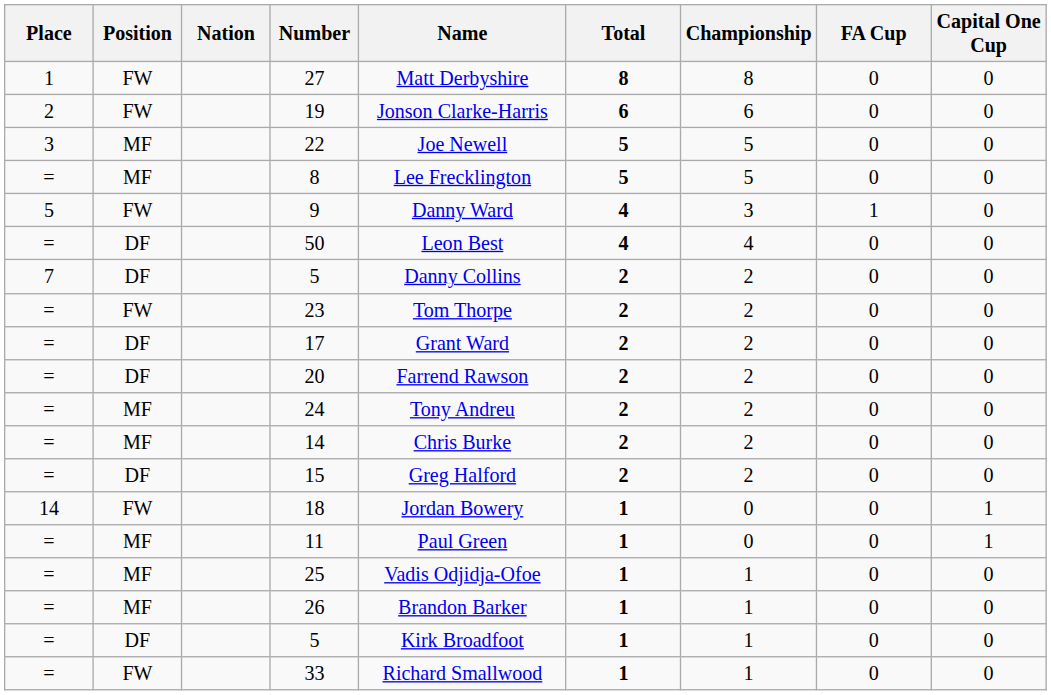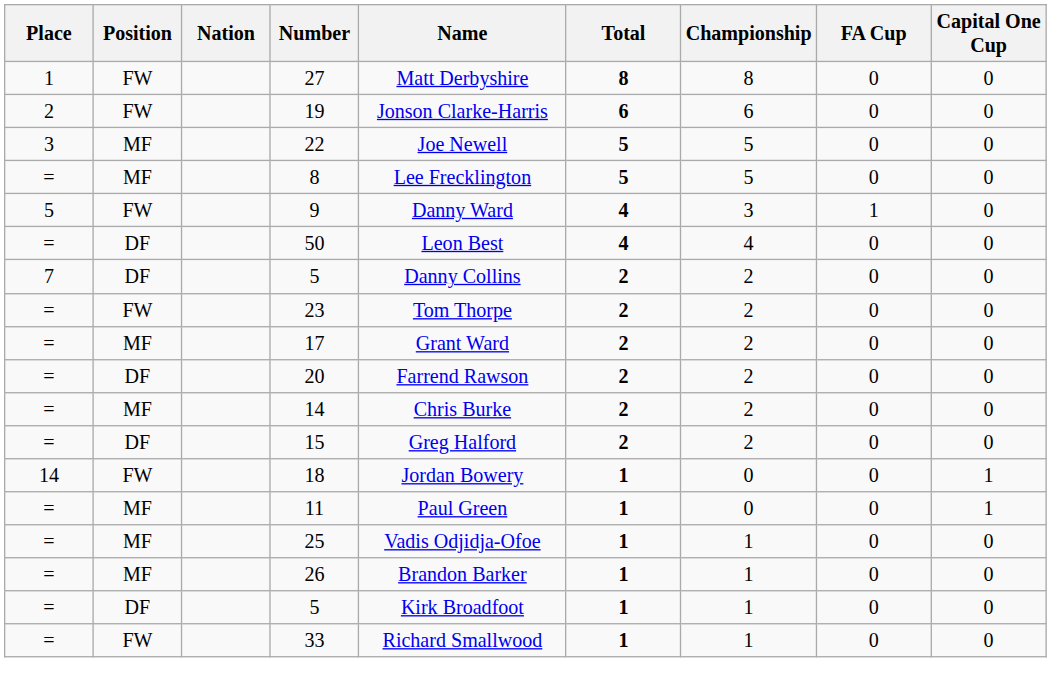(137, 342) DF -> (137, 342) MF
- row: (49, 408)
